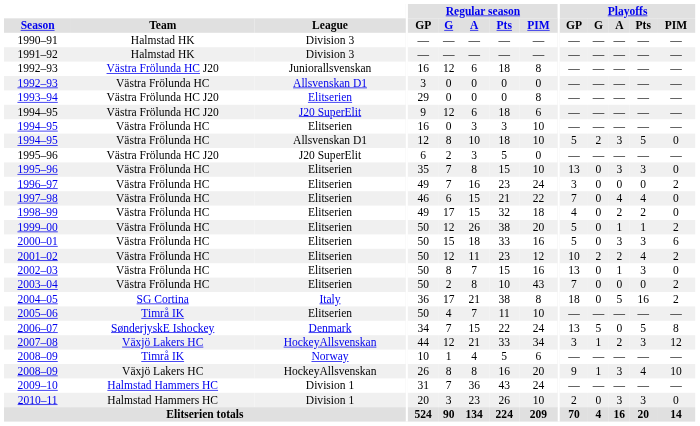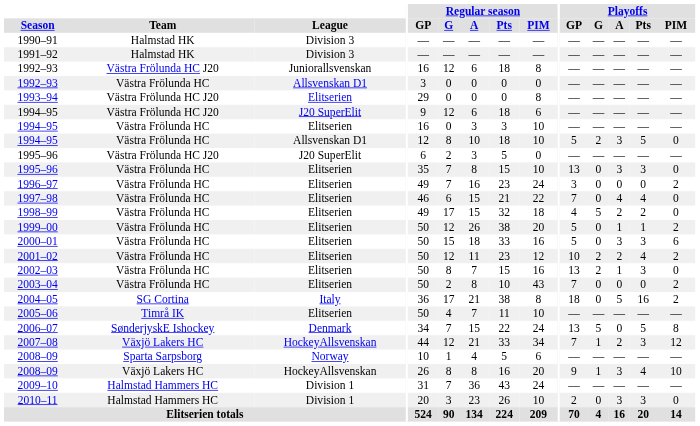(598, 212) 0 -> (598, 212) 5
(598, 270) 0 -> (598, 270) 2
(574, 342) 3 -> (574, 342) 7
(163, 356) Timrå IK -> (163, 356) Sparta Sarpsborg
